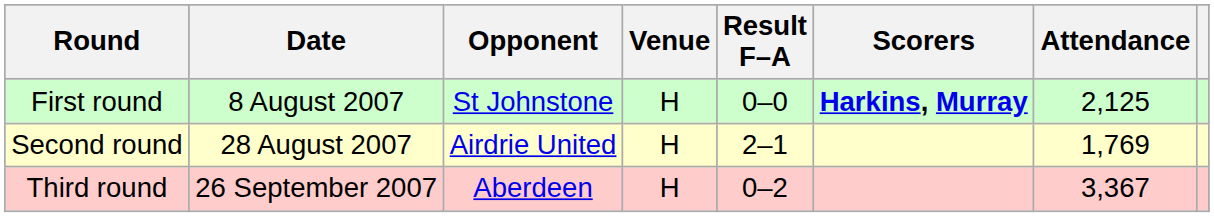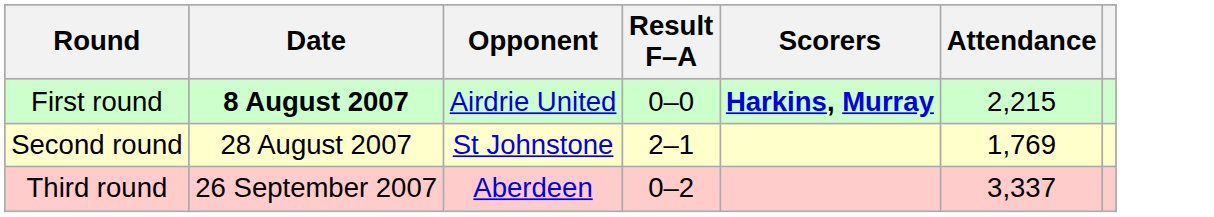- column: (670, 41)
(316, 100) normal -> (316, 100) bold
(533, 100) St Johnstone -> (533, 100) Airdrie United
(1115, 100) 2,125 -> (1022, 100) 2,215
(533, 144) Airdrie United -> (533, 144) St Johnstone
(1115, 188) 3,367 -> (1022, 188) 3,337
